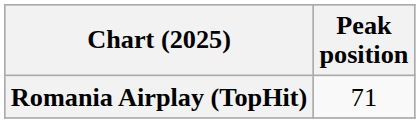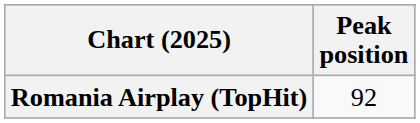(364, 96) 71 -> (364, 96) 92
